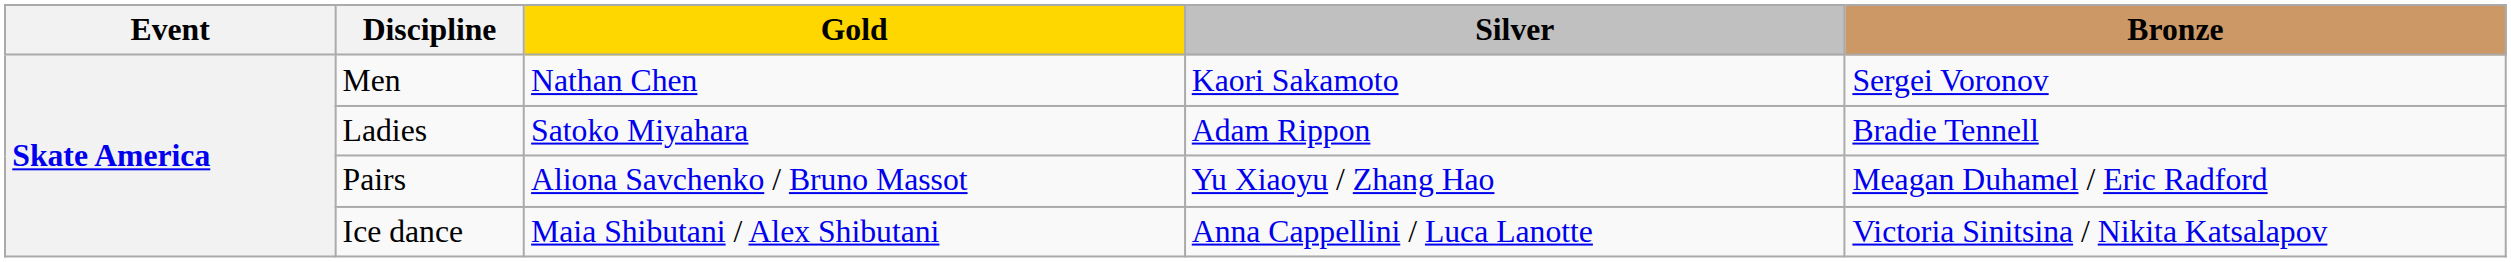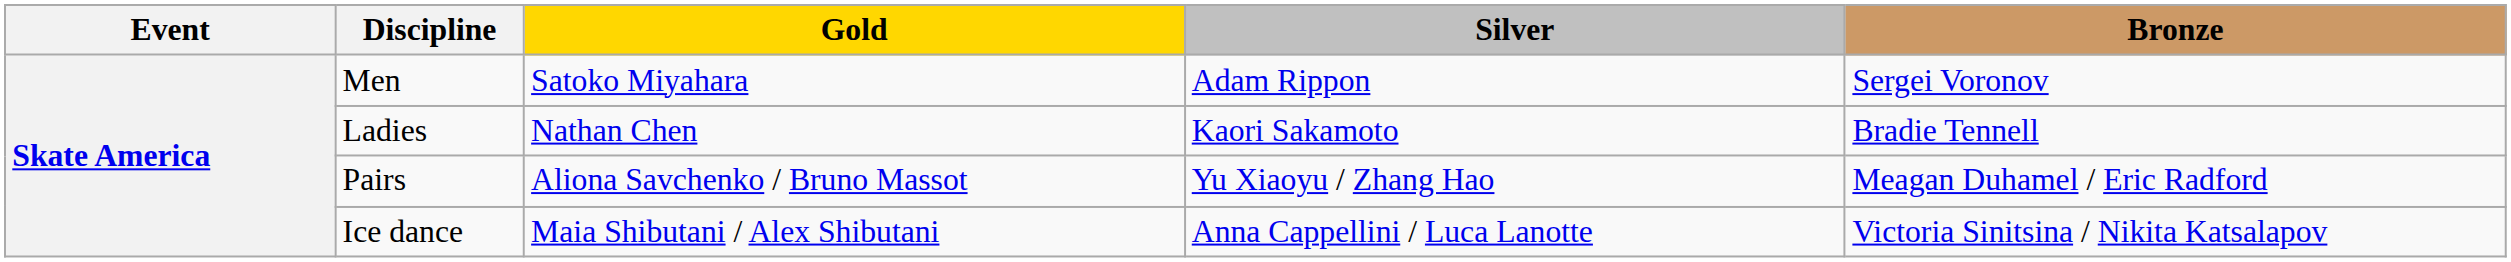(614, 79) Nathan Chen -> (640, 79) Satoko Miyahara
(1295, 79) Kaori Sakamoto -> (1281, 79) Adam Rippon
(640, 130) Satoko Miyahara -> (614, 130) Nathan Chen
(1281, 130) Adam Rippon -> (1295, 130) Kaori Sakamoto
